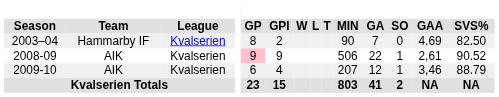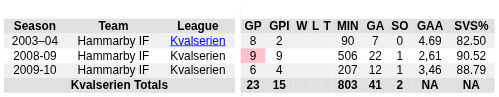(113, 55) AIK -> (113, 55) Hammarby IF
(113, 70) AIK -> (113, 70) Hammarby IF
